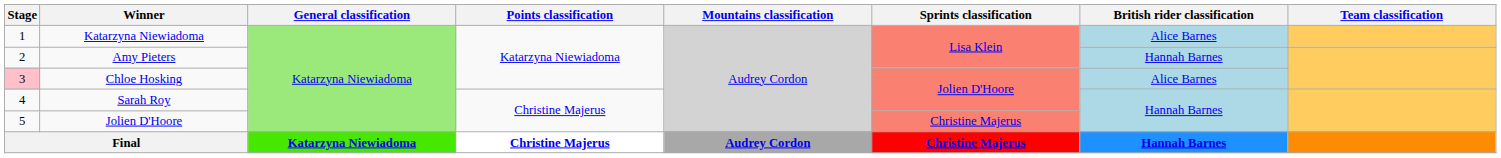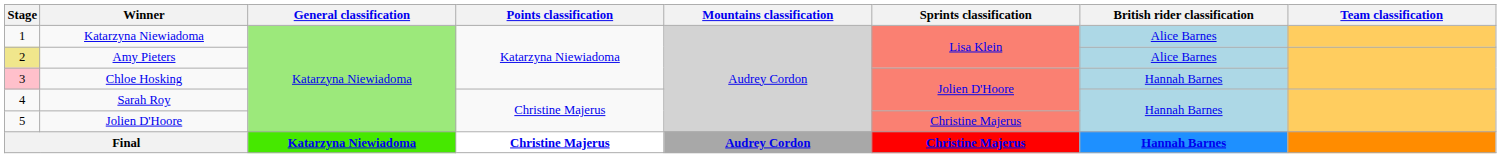(22, 57) no background -> (22, 57) khaki background
(1184, 57) Hannah Barnes -> (1184, 57) Alice Barnes
(1184, 79) Alice Barnes -> (1184, 79) Hannah Barnes
